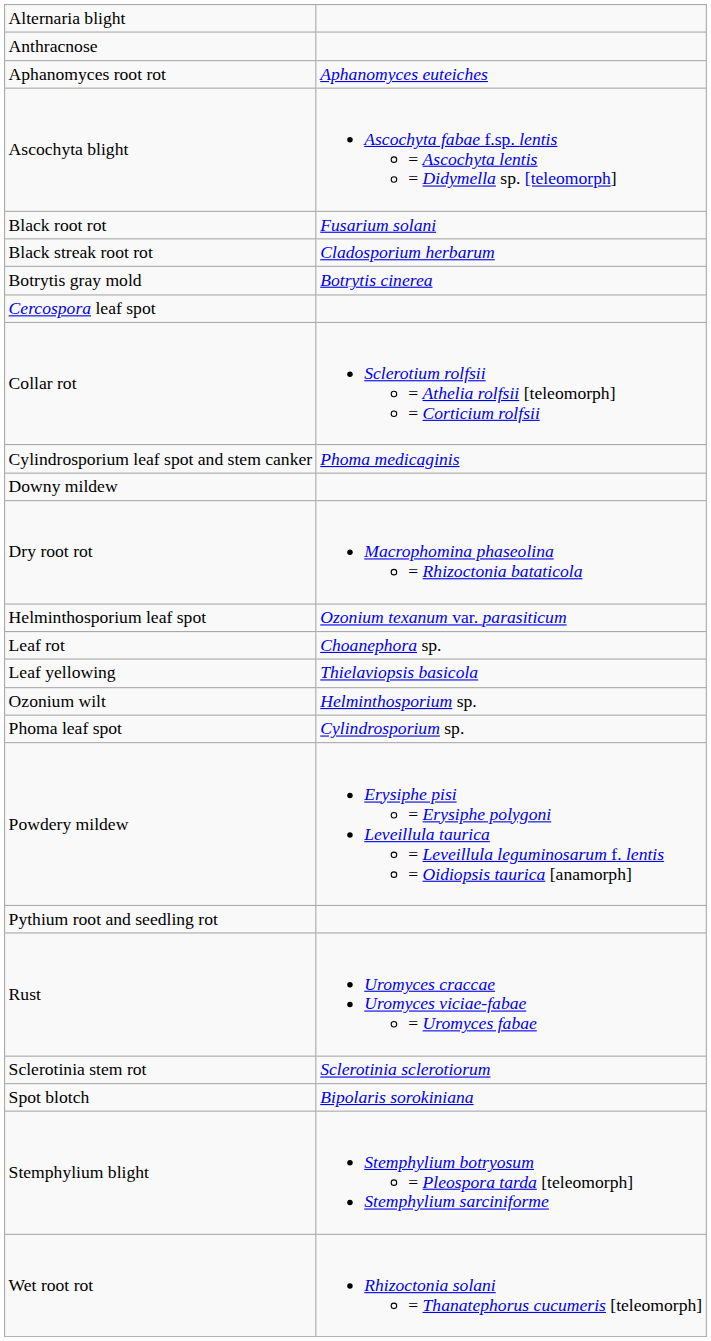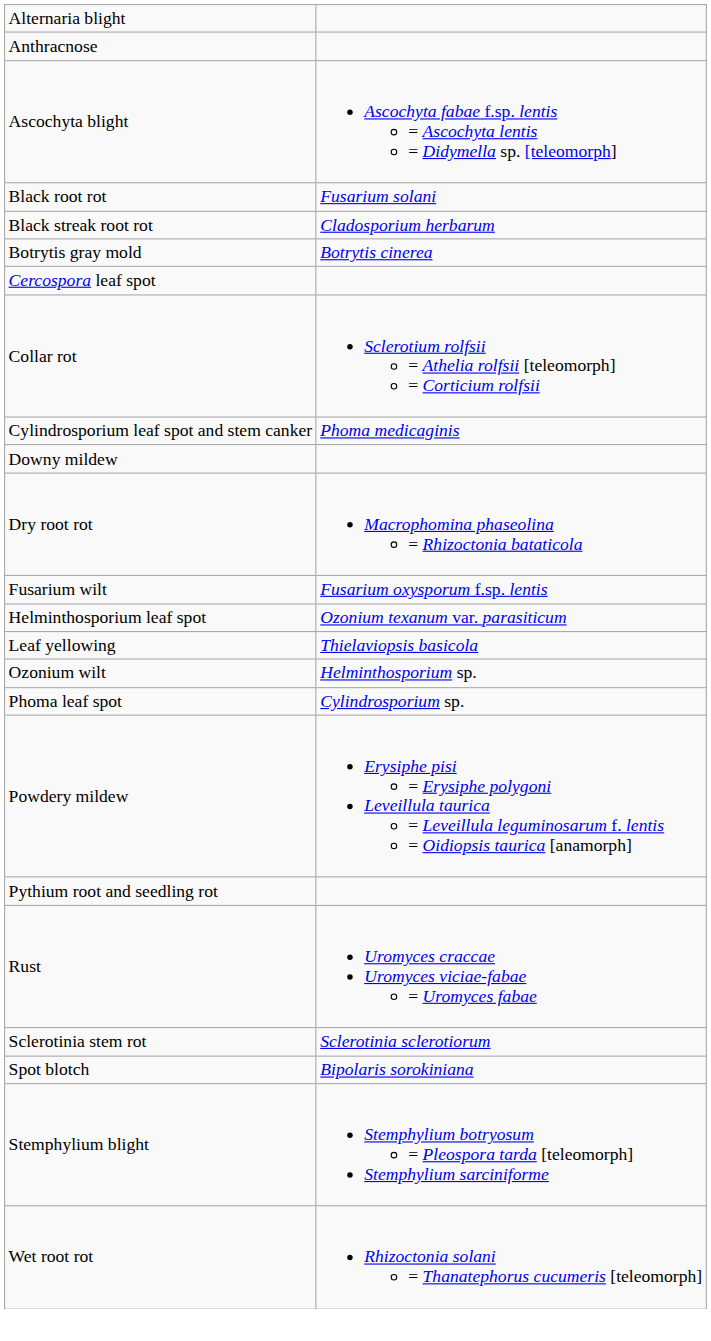- row: (87, 74)
+ row: (58, 589)
- row: (37, 645)
